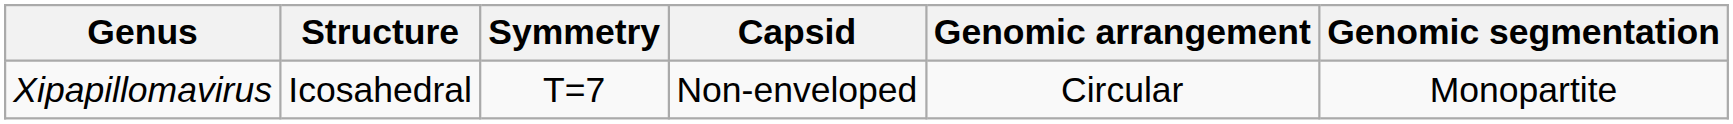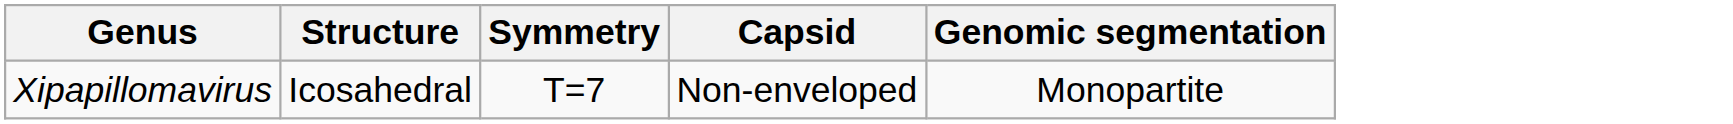- column: (1122, 32)
